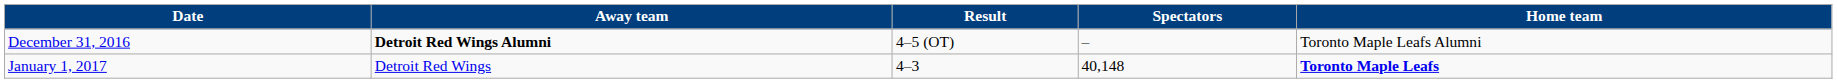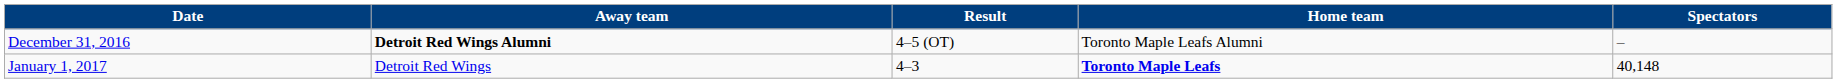columns swapped: (1564, 16) <-> (1187, 16)
